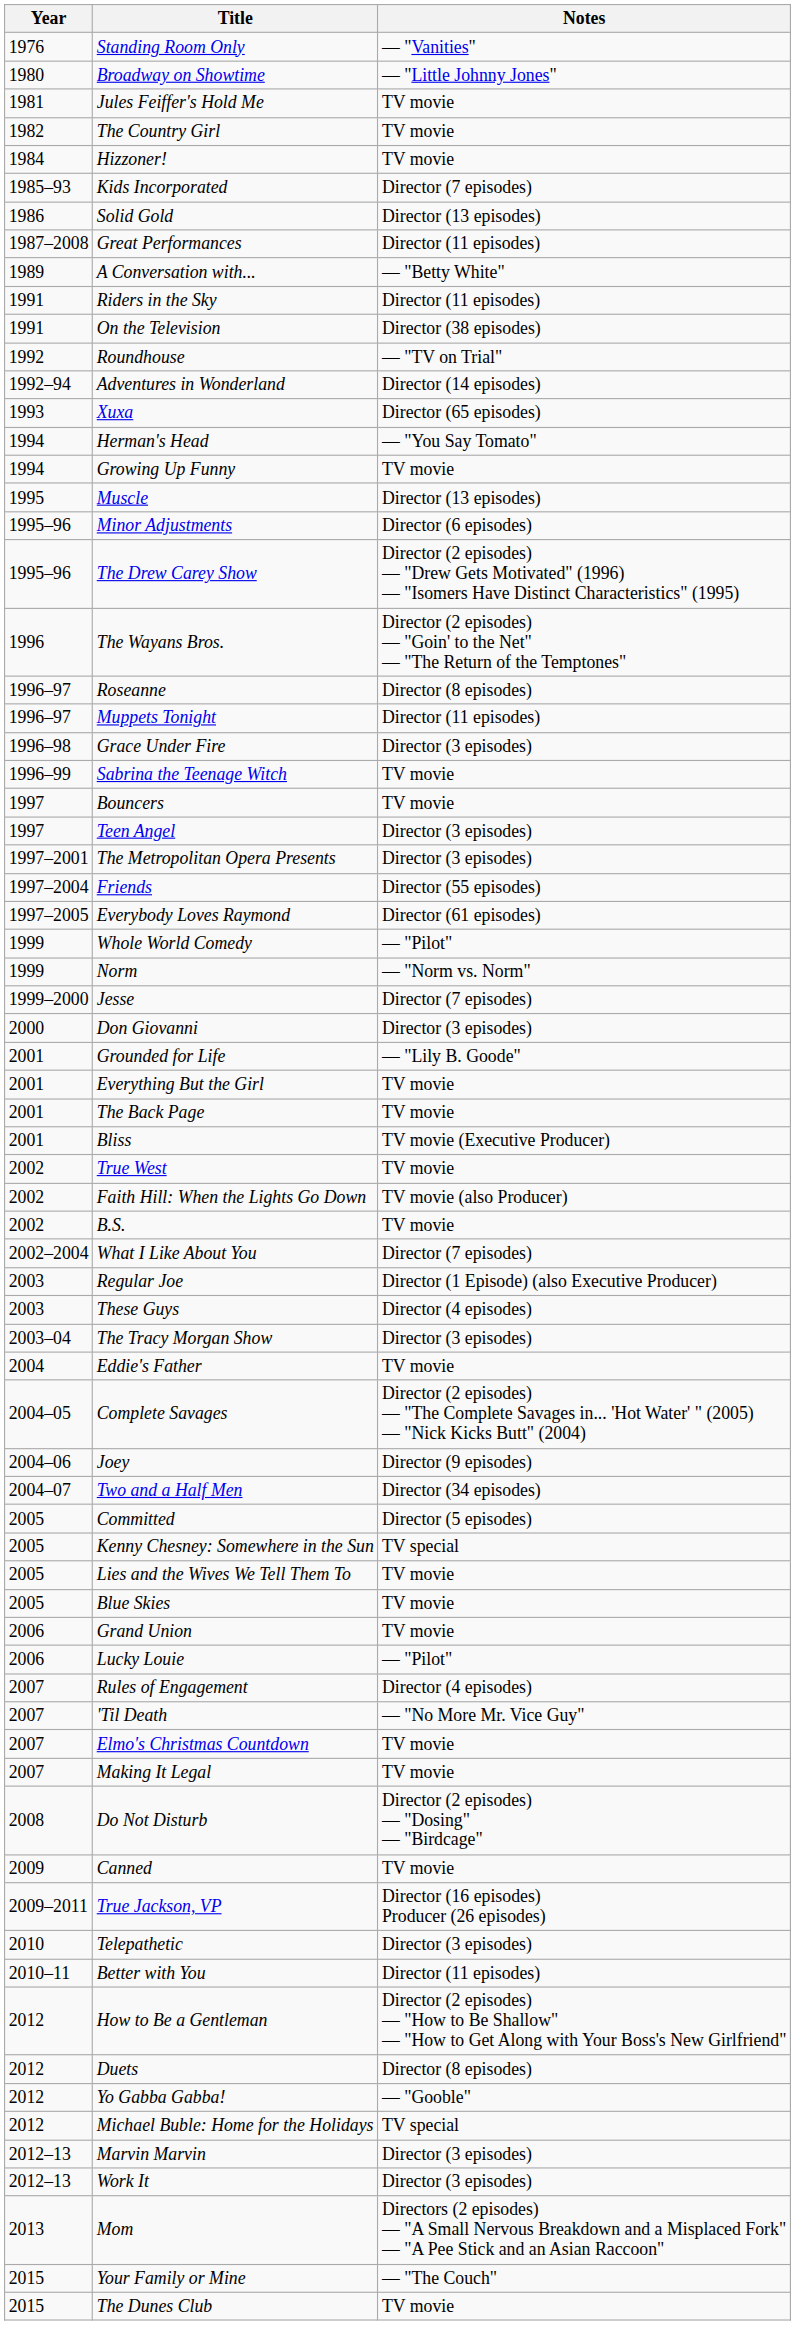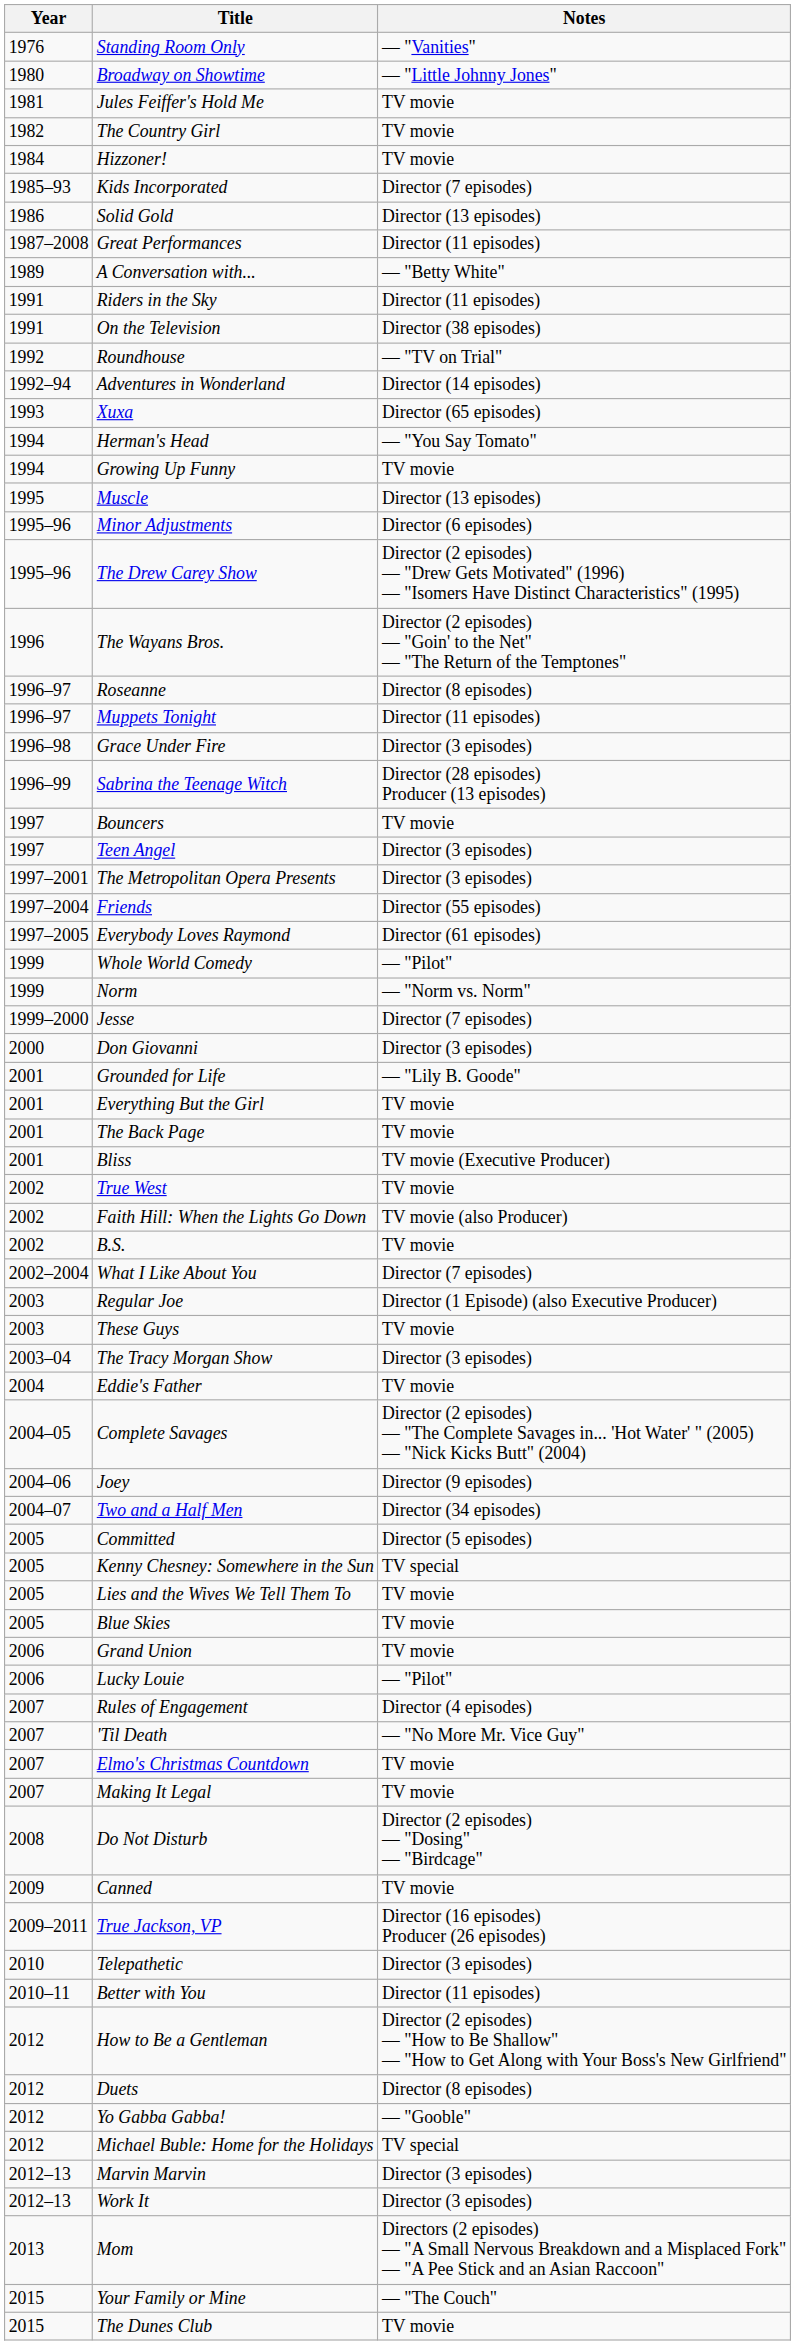(418, 774) TV movie -> (464, 784) Director (28 episodes) Producer (13 episodes)
(457, 1309) Director (4 episodes) -> (418, 1329) TV movie
